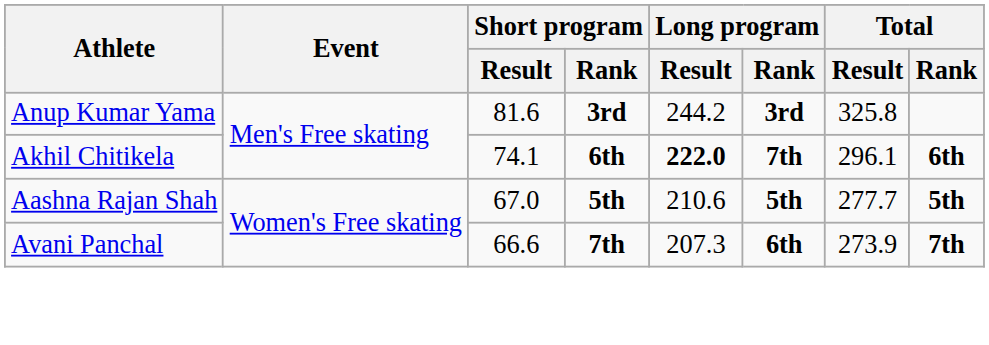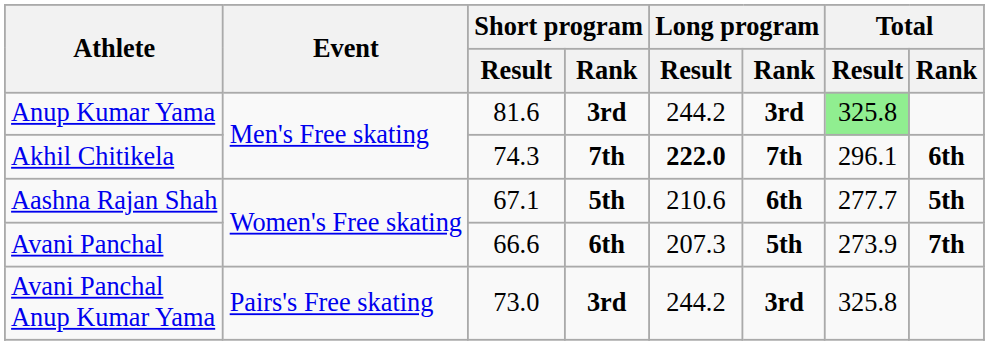(868, 113) no background -> (868, 113) lightgreen background
(516, 157) 74.1 -> (516, 157) 74.3
(607, 157) 6th -> (607, 157) 7th
(516, 200) 67.0 -> (516, 200) 67.1
(784, 200) 5th -> (784, 200) 6th
(607, 243) 7th -> (607, 243) 6th
(784, 243) 6th -> (784, 243) 5th
+ row: (113, 302)
